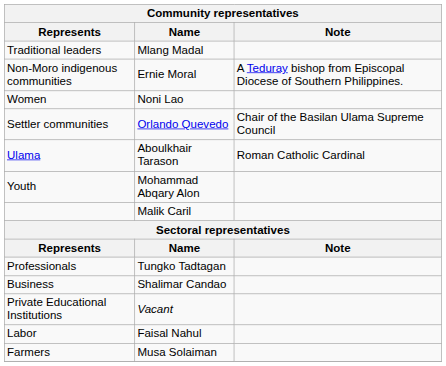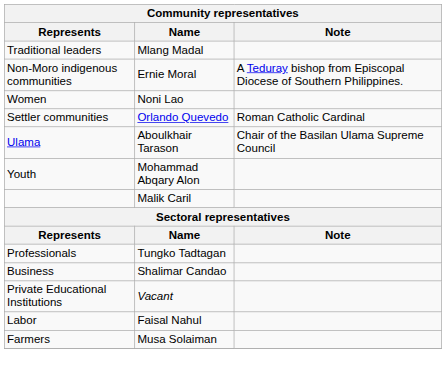(330, 124) Chair of the Basilan Ulama Supreme Council -> (301, 117) Roman Catholic Cardinal
(301, 155) Roman Catholic Cardinal -> (330, 142) Chair of the Basilan Ulama Supreme Council
